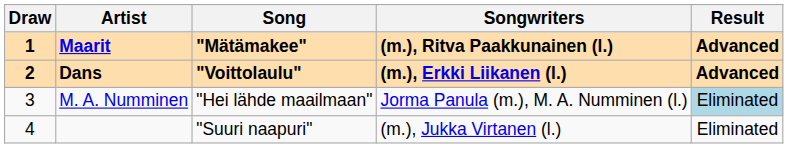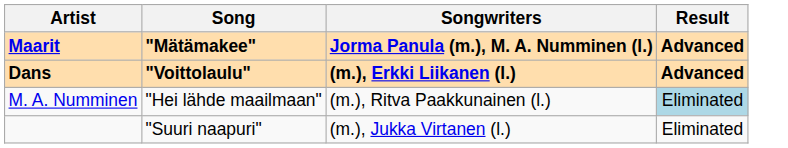- column: (30, 18)
(497, 45) (m.), Ritva Paakkunainen (l.) -> (491, 45) Jorma Panula (m.), M. A. Numminen (l.)
(534, 101) Jorma Panula (m.), M. A. Numminen (l.) -> (440, 101) (m.), Ritva Paakkunainen (l.)
